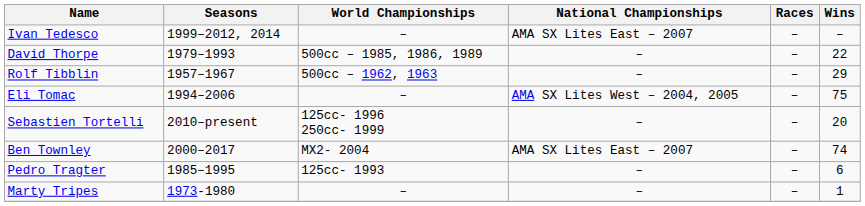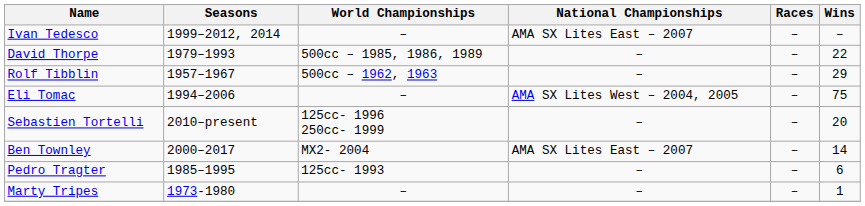(840, 151) 74 -> (840, 151) 14
